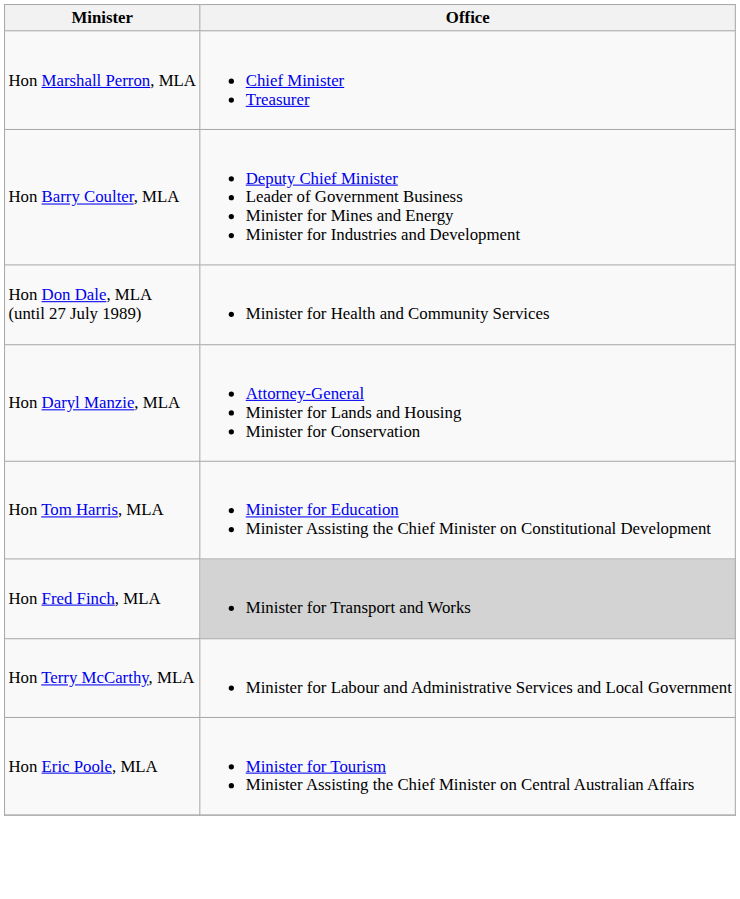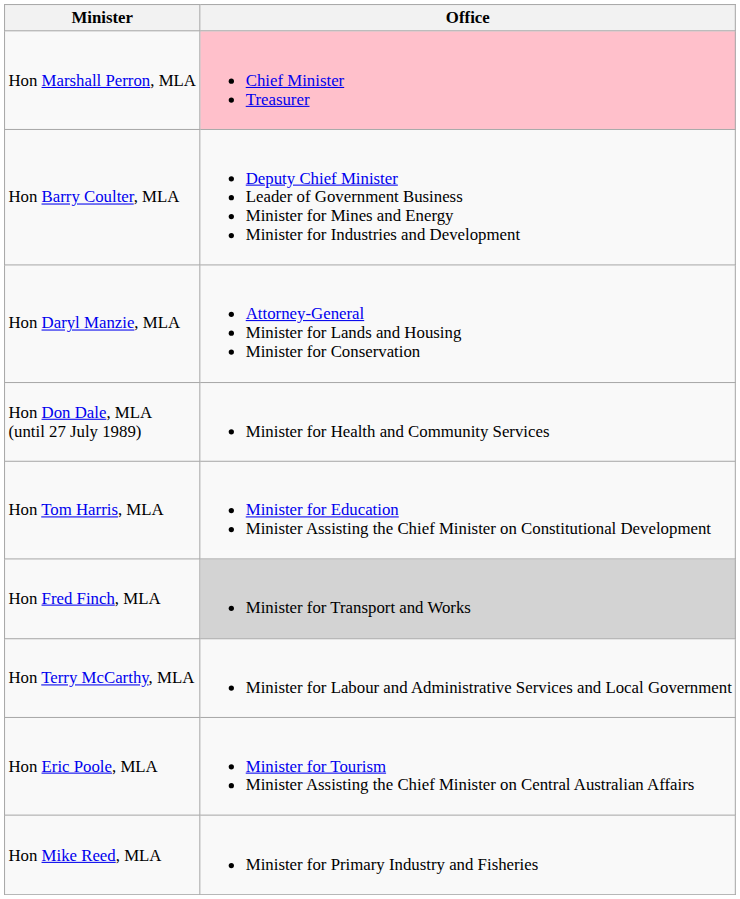(468, 90) no background -> (468, 90) pink background
rows swapped: (94, 402) <-> (80, 304)
+ row: (85, 855)
